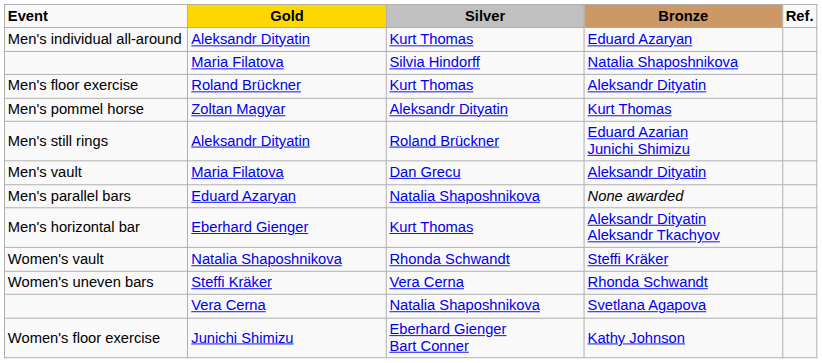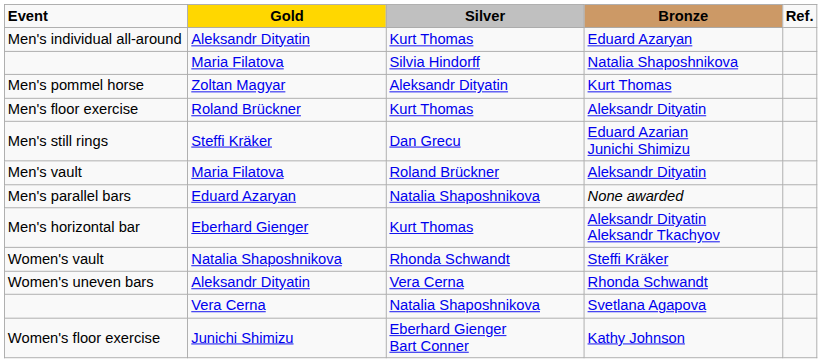rows swapped: (73, 86) <-> (76, 109)
(251, 141) Aleksandr Dityatin -> (232, 141) Steffi Kräker
(444, 141) Roland Brückner -> (425, 141) Dan Grecu
(425, 172) Dan Grecu -> (444, 172) Roland Brückner
(232, 282) Steffi Kräker -> (251, 282) Aleksandr Dityatin
